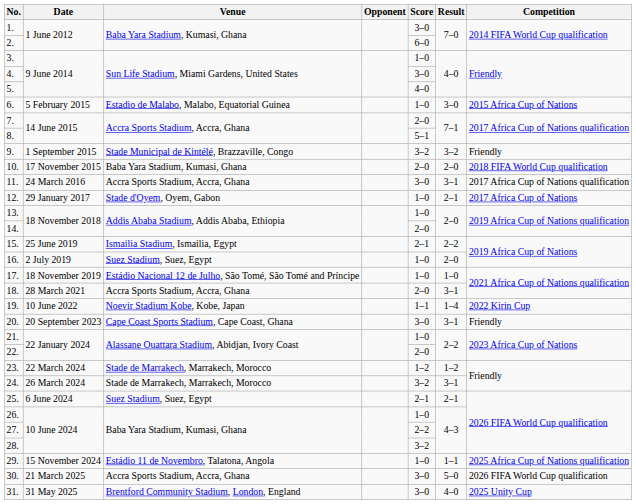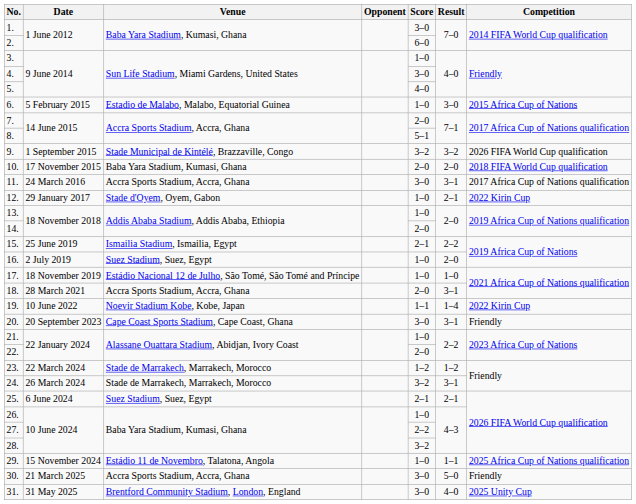(485, 151) Friendly -> (538, 151) 2026 FIFA World Cup qualification
(523, 197) 2017 Africa Cup of Nations -> (500, 197) 2022 Kirin Cup
(538, 476) 2026 FIFA World Cup qualification -> (485, 476) Friendly
